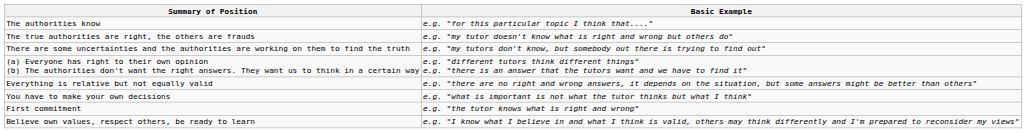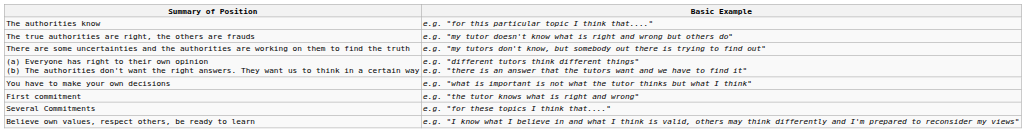- row: (109, 83)
+ row: (51, 109)
